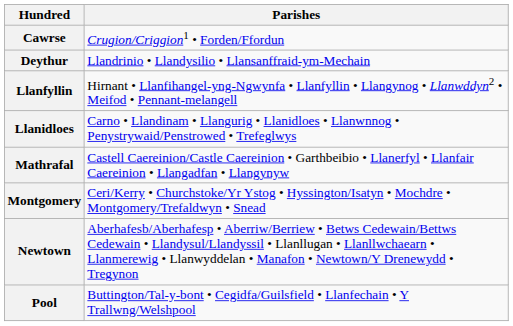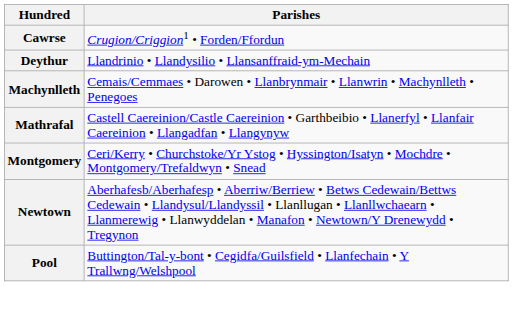- row: (44, 91)
- row: (44, 128)
+ row: (44, 89)
